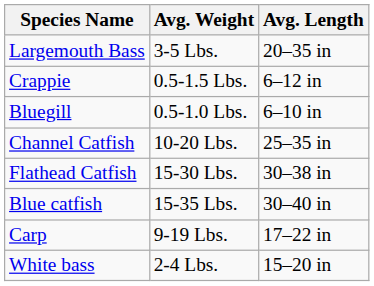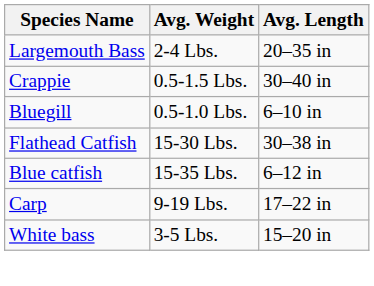(186, 50) 3-5 Lbs. -> (186, 50) 2-4 Lbs.
(292, 81) 6–12 in -> (297, 81) 30–40 in
- row: (72, 142)
(297, 204) 30–40 in -> (292, 173) 6–12 in
(186, 265) 2-4 Lbs. -> (186, 234) 3-5 Lbs.
